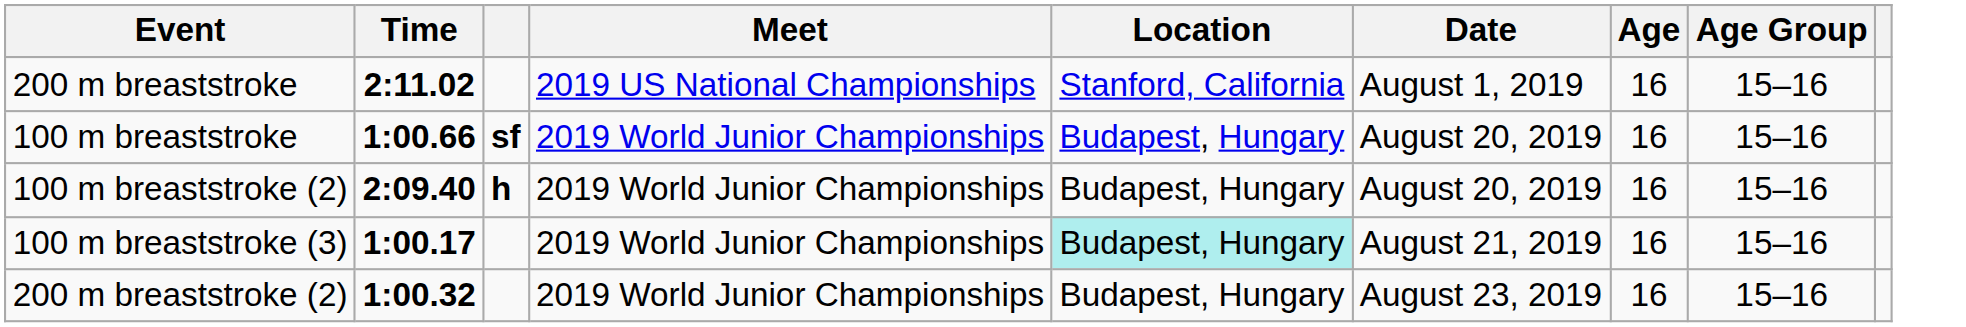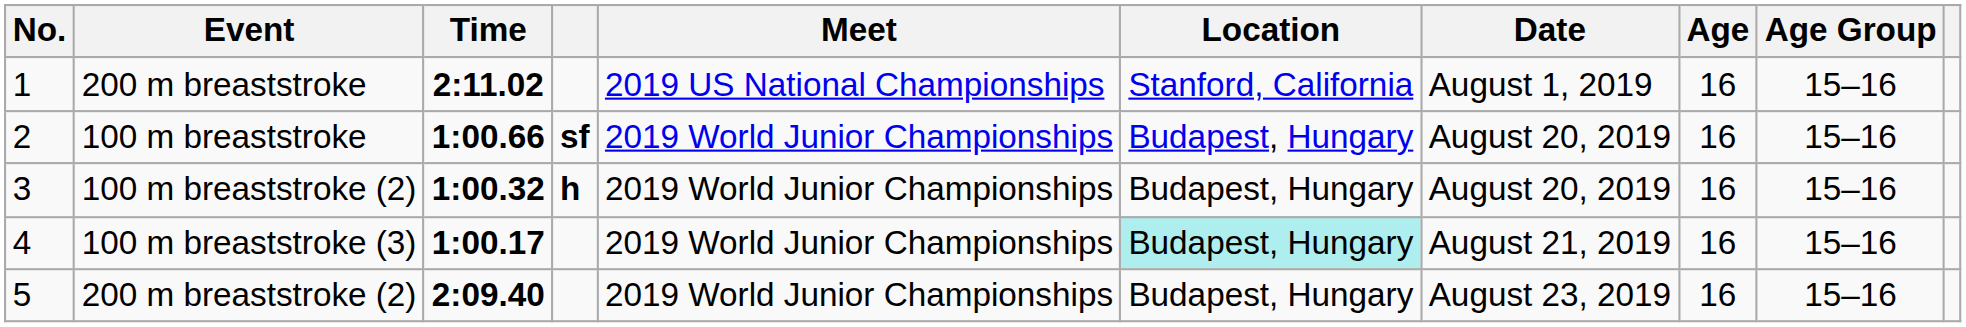+ column: (40, 30)
(419, 189) 2:09.40 -> (488, 189) 1:00.32
(419, 294) 1:00.32 -> (488, 294) 2:09.40
